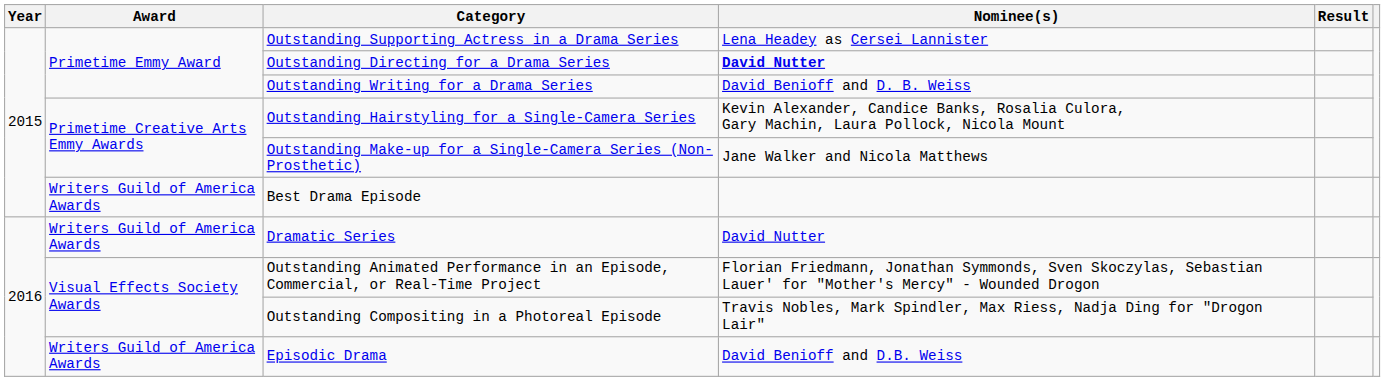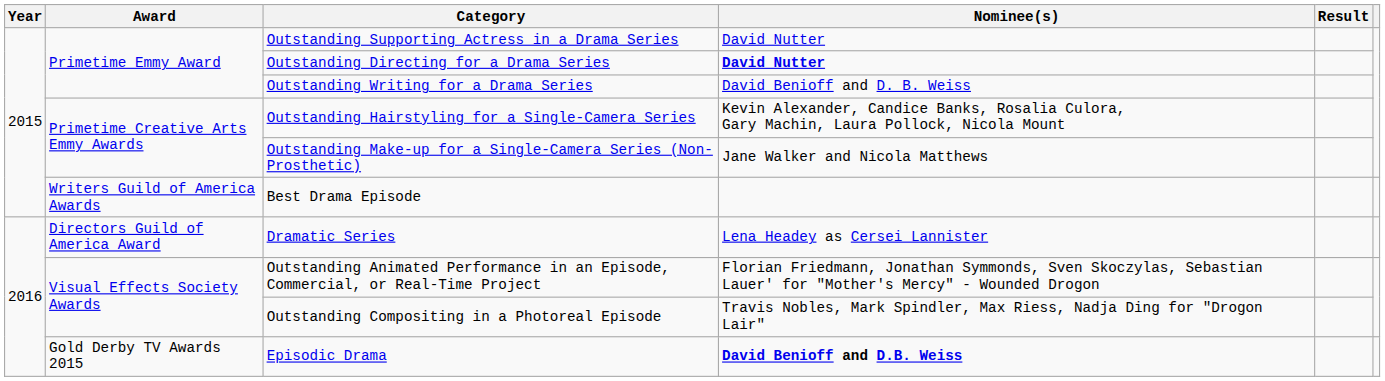(855, 40) Lena Headey as Cersei Lannister -> (774, 40) David Nutter
(152, 237) Writers Guild of America Awards -> (126, 237) Directors Guild of America Award
(774, 237) David Nutter -> (855, 237) Lena Headey as Cersei Lannister
(152, 357) Writers Guild of America Awards -> (135, 357) Gold Derby TV Awards 2015
(842, 357) normal -> (842, 357) bold
